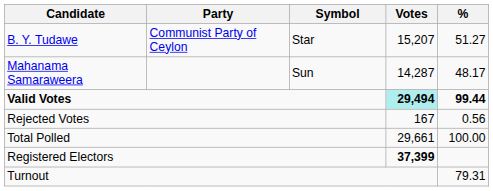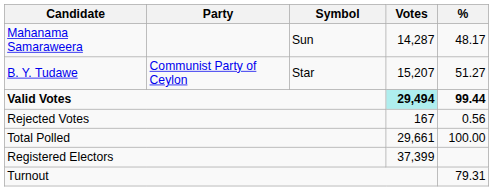rows swapped: (42, 40) <-> (45, 73)
(416, 157) bold -> (416, 157) normal
